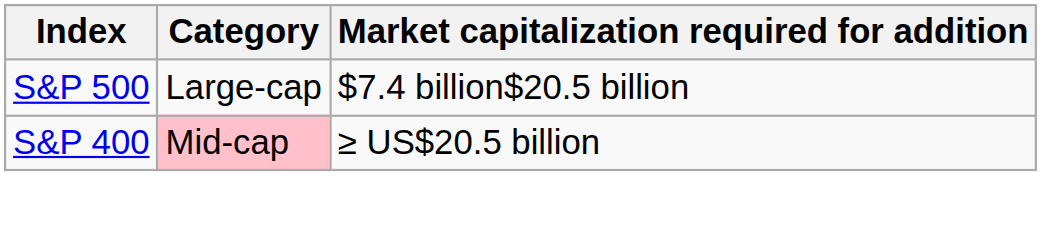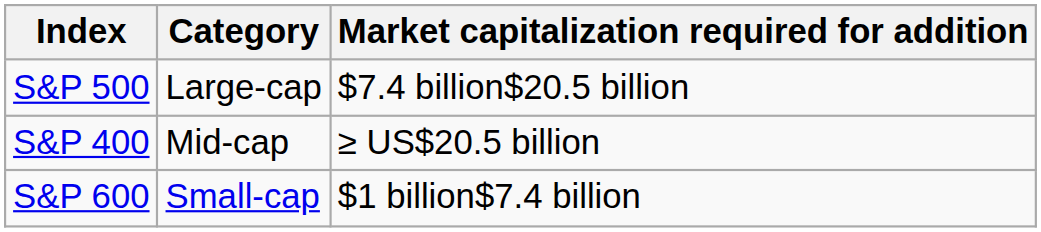(227, 142) pink background -> (227, 142) no background
+ row: (81, 197)
